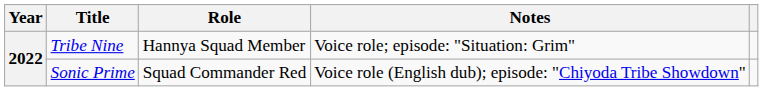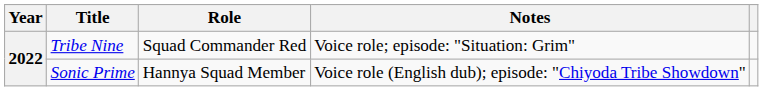(224, 45) Hannya Squad Member -> (224, 45) Squad Commander Red
(224, 72) Squad Commander Red -> (224, 72) Hannya Squad Member
